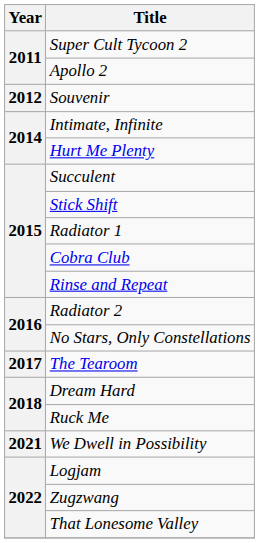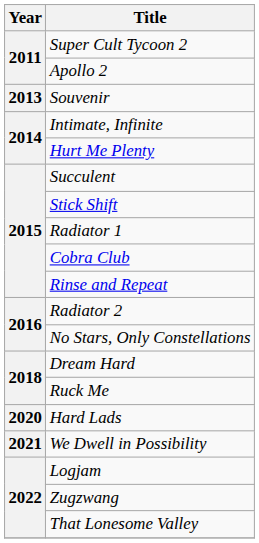(25, 97) 2012 -> (25, 97) 2013
- row: (94, 364)
+ row: (86, 417)
